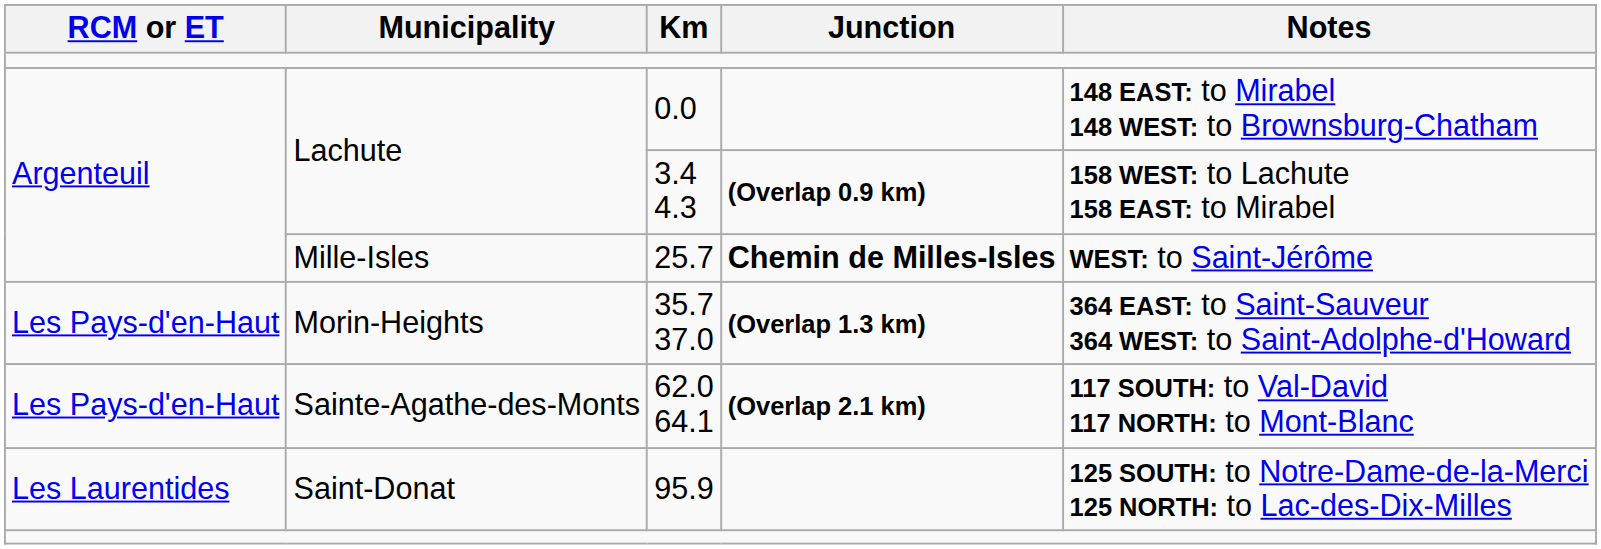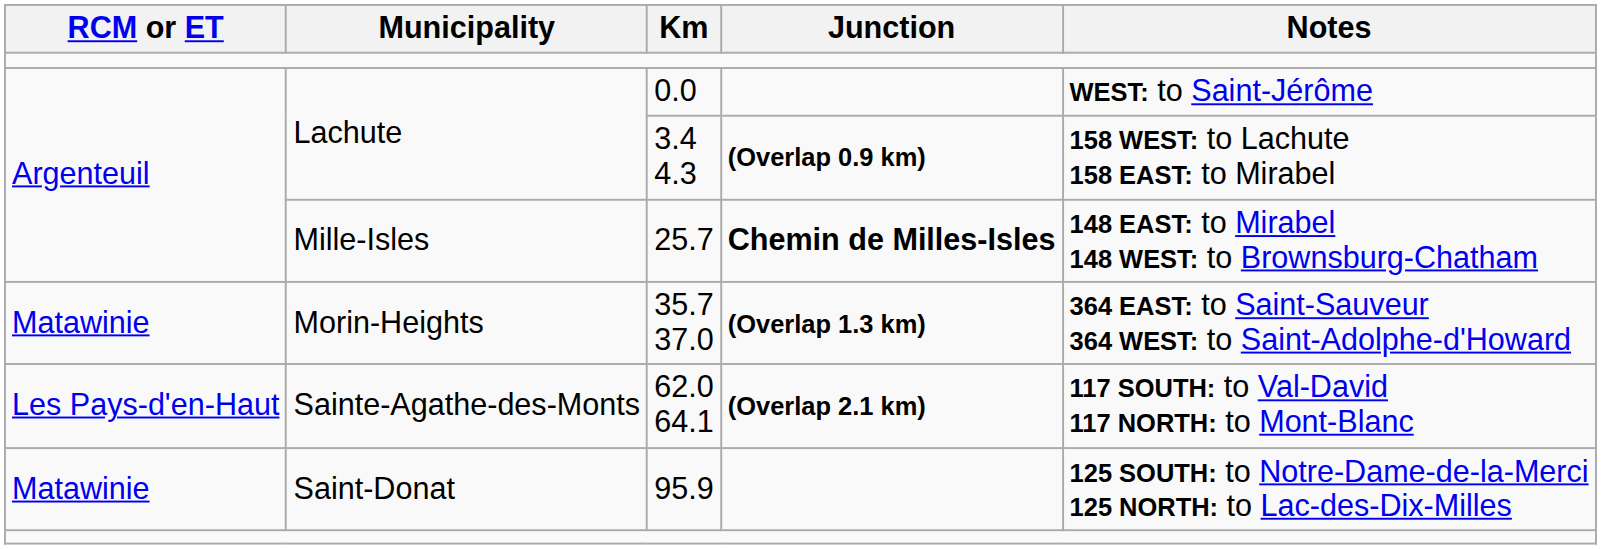(1304, 108) 148 EAST: to Mirabel 148 WEST: to Brownsburg-Chatham -> (1221, 91) WEST: to Saint-Jérôme
(1221, 256) WEST: to Saint-Jérôme -> (1304, 239) 148 EAST: to Mirabel 148 WEST: to Brownsburg-Chatham
(146, 322) Les Pays-d'en-Haut -> (81, 322) Matawinie
(121, 488) Les Laurentides -> (81, 488) Matawinie
